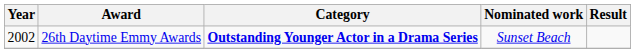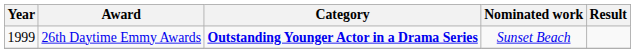(21, 37) 2002 -> (21, 37) 1999
